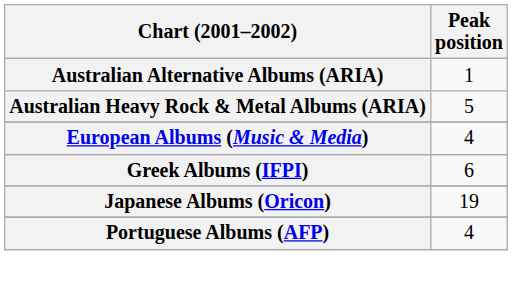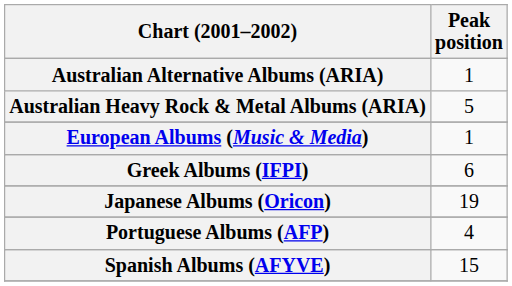(469, 138) 4 -> (469, 138) 1
+ row: (218, 264)
